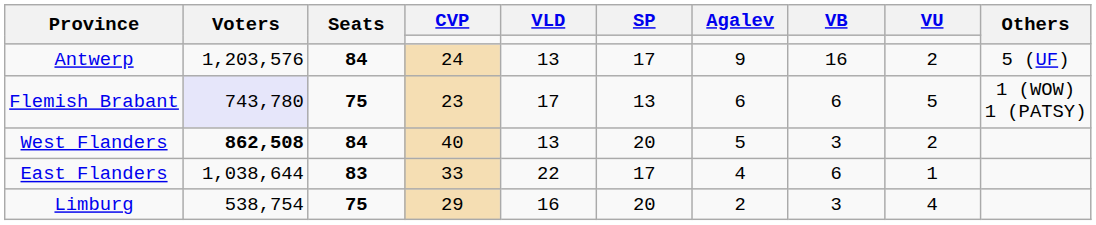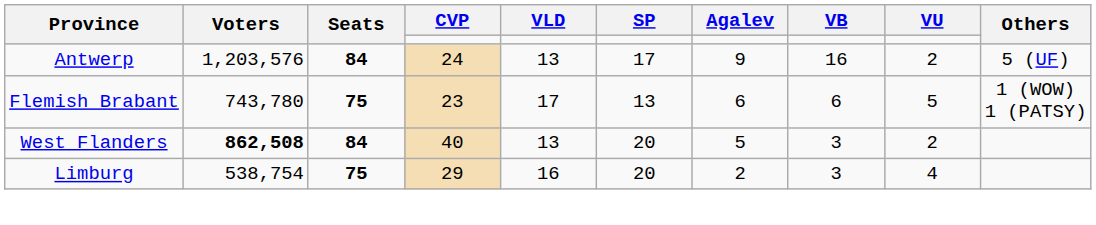(264, 101) lavender background -> (264, 101) no background
- row: (94, 174)
